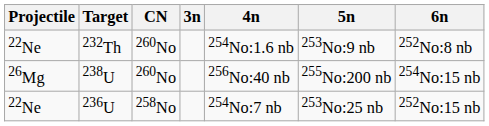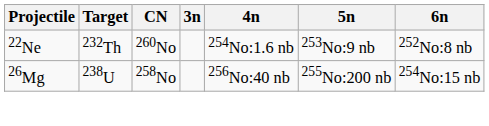(156, 75) 260No -> (156, 75) 258No
- row: (99, 106)
